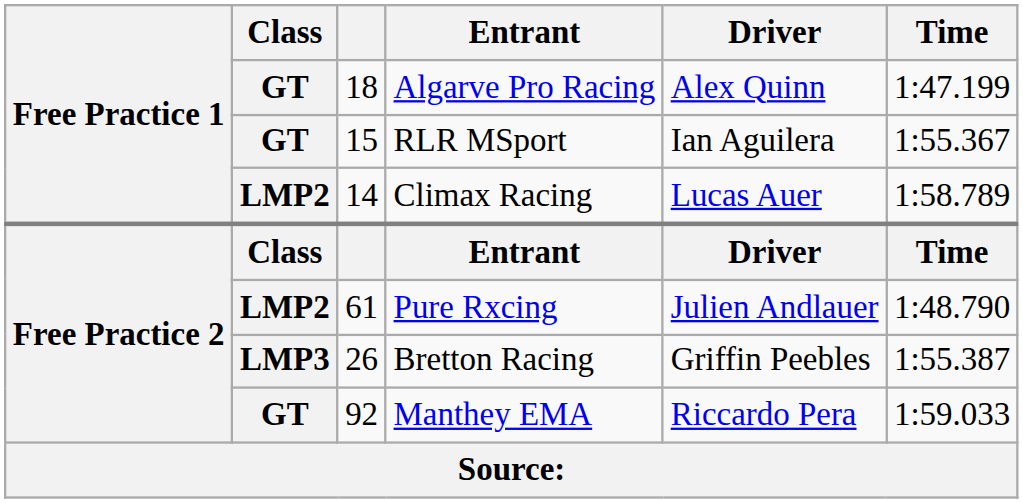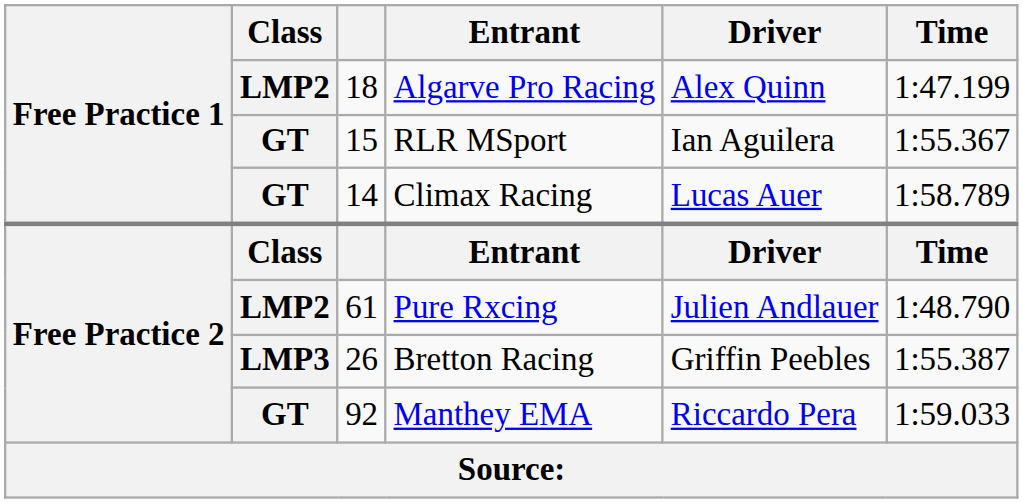(285, 86) GT -> (285, 86) LMP2
(285, 195) LMP2 -> (285, 195) GT
